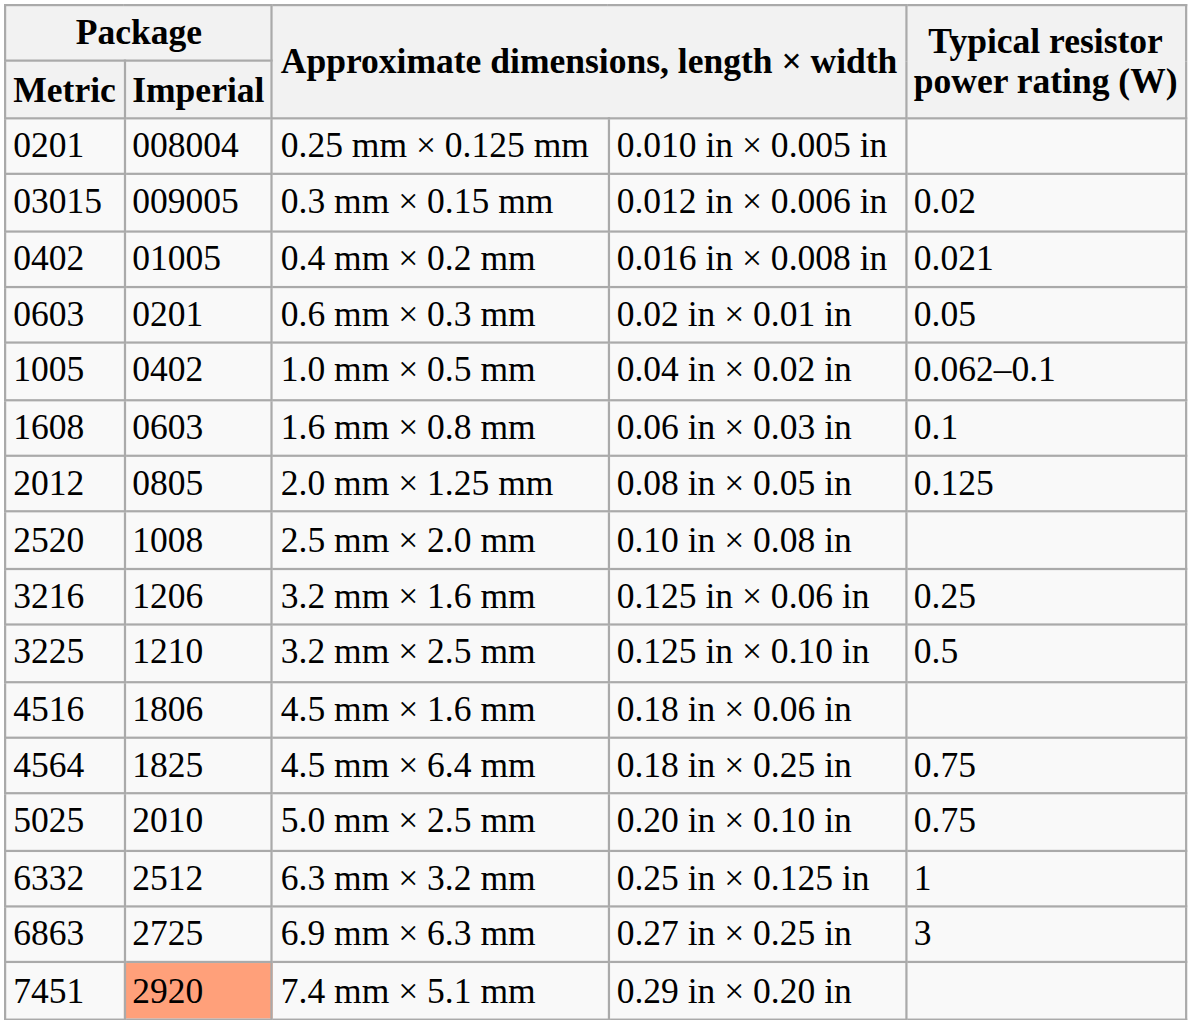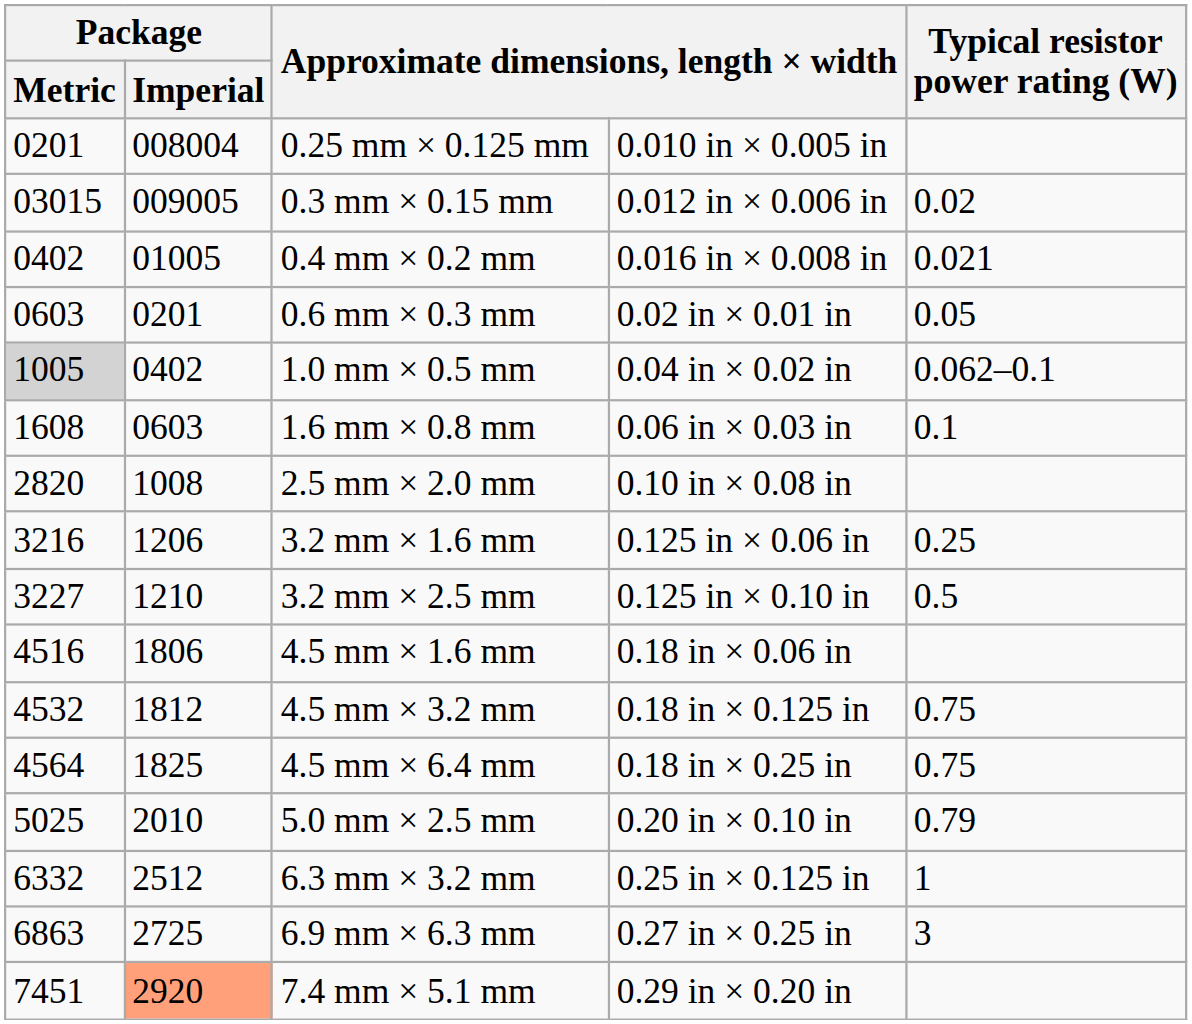(49, 370) no background -> (49, 370) lightgrey background
- row: (417, 483)
(49, 539) 2520 -> (49, 483) 2820
(49, 652) 3225 -> (49, 595) 3227
+ row: (408, 708)
(945, 821) 0.75 -> (945, 821) 0.79
